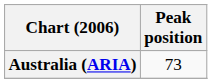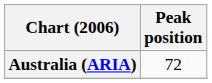(173, 64) 73 -> (173, 64) 72
